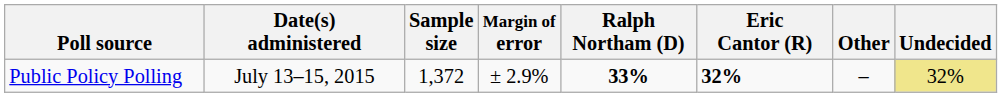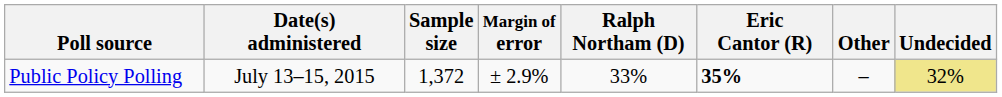(629, 75) bold -> (628, 75) normal
(722, 75) 32% -> (722, 75) 35%
